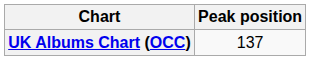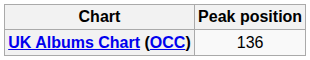(250, 42) 137 -> (250, 42) 136
